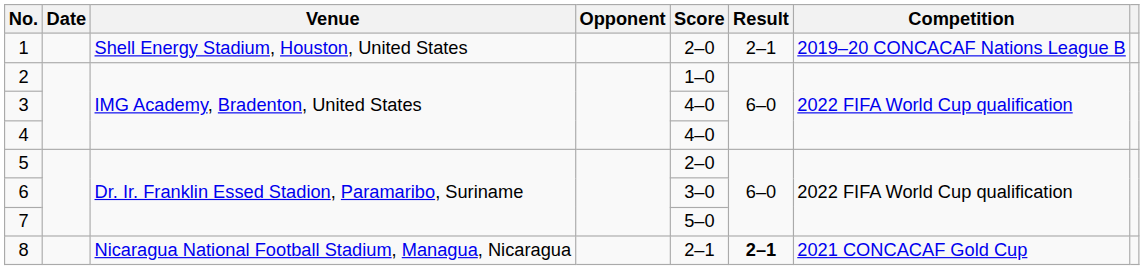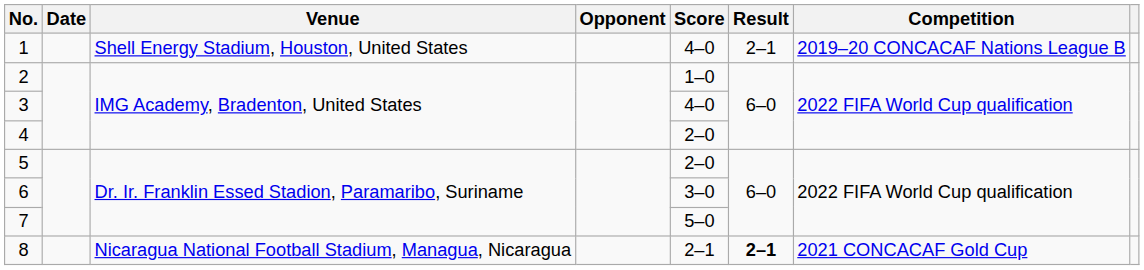(699, 47) 2–0 -> (699, 47) 4–0
(699, 134) 4–0 -> (699, 134) 2–0
